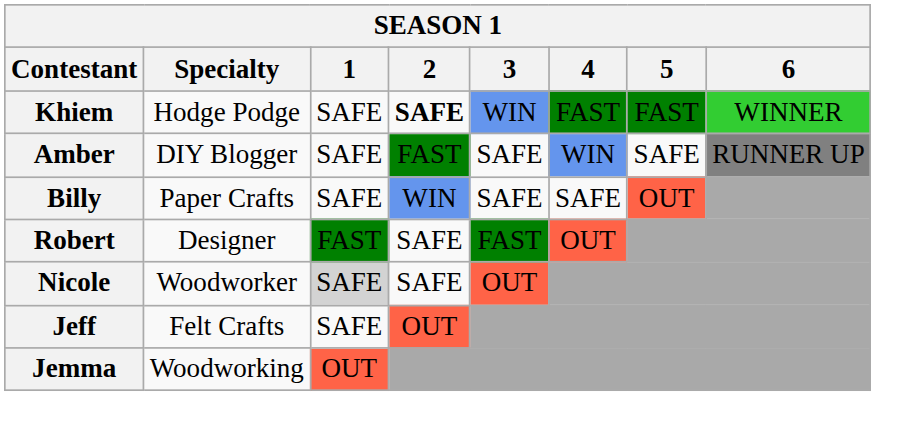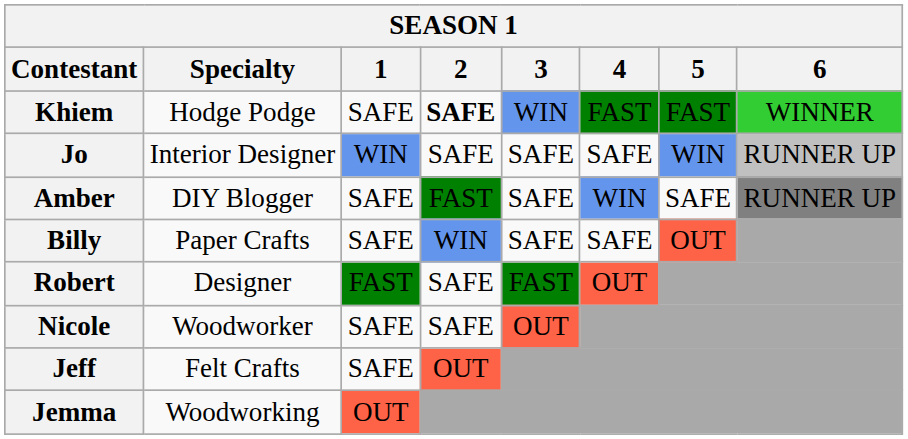+ row: (74, 154)
(349, 283) lightgrey background -> (381, 326) no background
